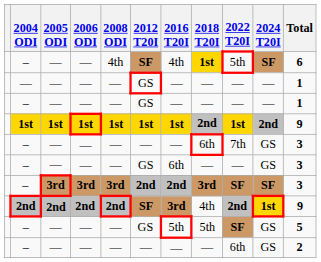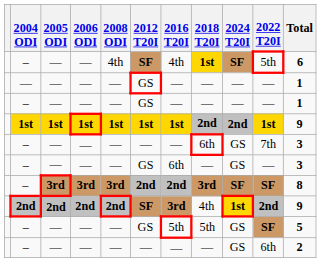columns swapped: (238, 34) <-> (268, 35)
(300, 185) 3 -> (300, 185) 8
